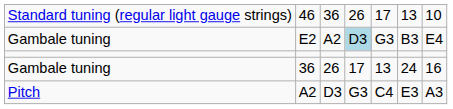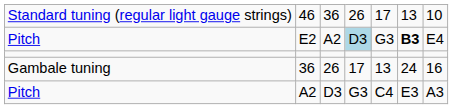(59, 39) Gambale tuning -> (24, 39) Pitch
(410, 39) normal -> (410, 39) bold
